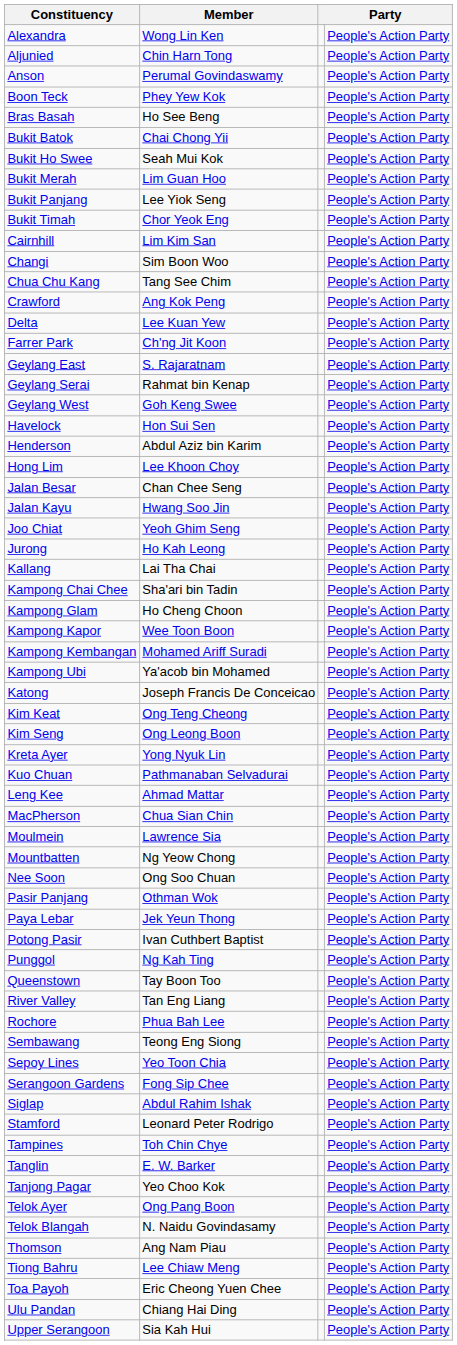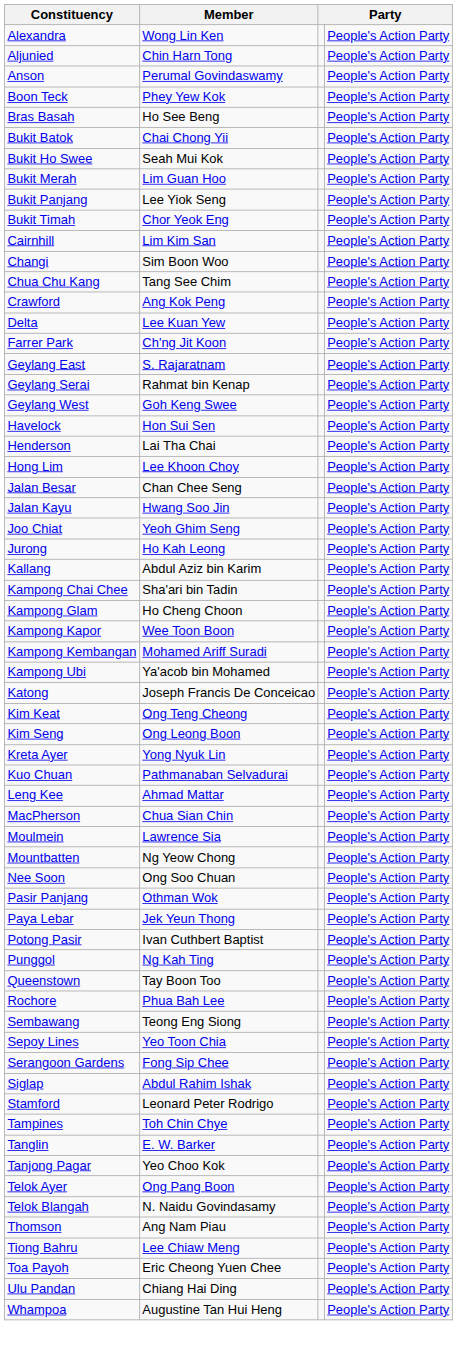(202, 446) Abdul Aziz bin Karim -> (179, 446) Lai Tha Chai
(179, 569) Lai Tha Chai -> (202, 569) Abdul Aziz bin Karim
- row: (41, 1001)
- row: (59, 1330)
+ row: (37, 1309)
